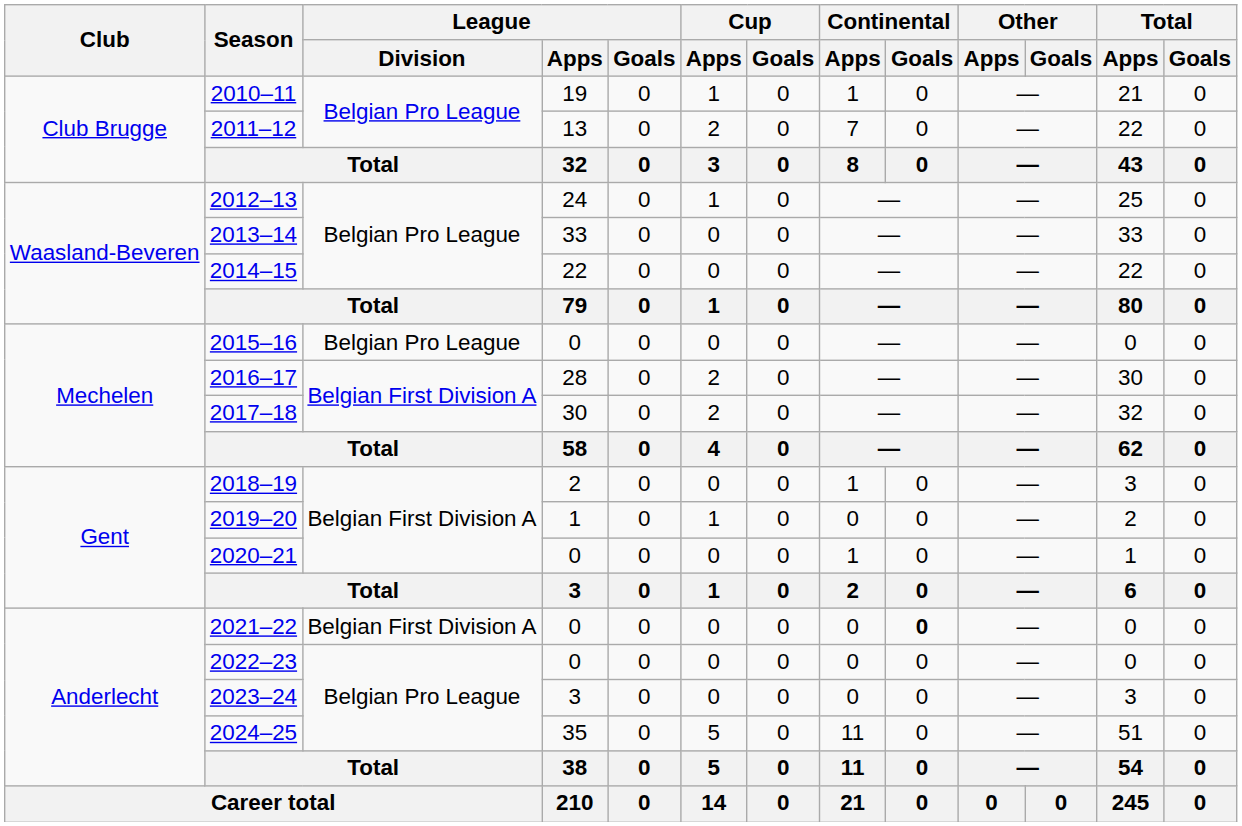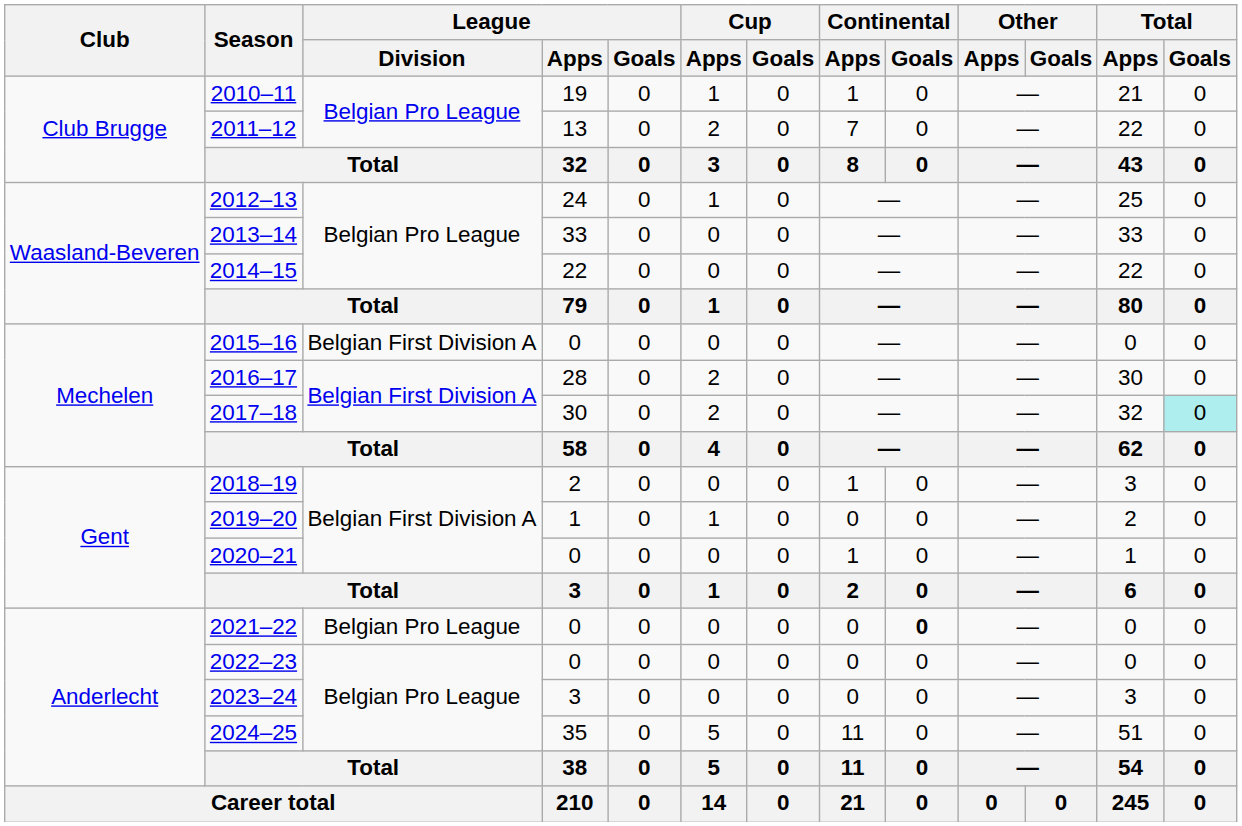(422, 341) Belgian Pro League -> (422, 341) Belgian First Division A
(1200, 413) no background -> (1200, 413) paleturquoise background
(422, 626) Belgian First Division A -> (422, 626) Belgian Pro League
